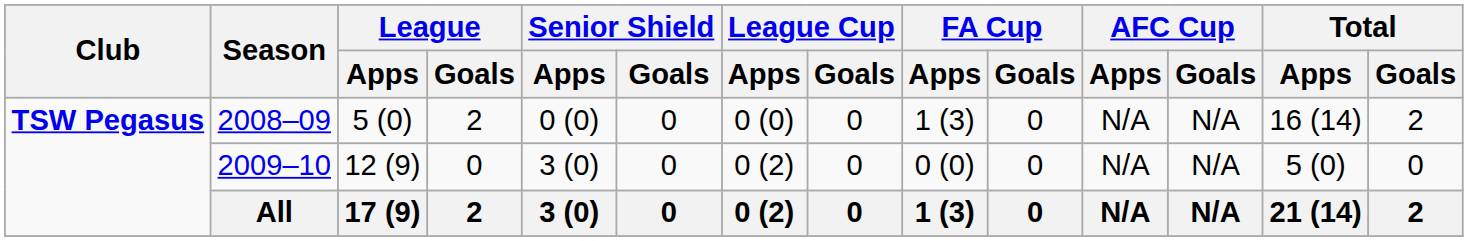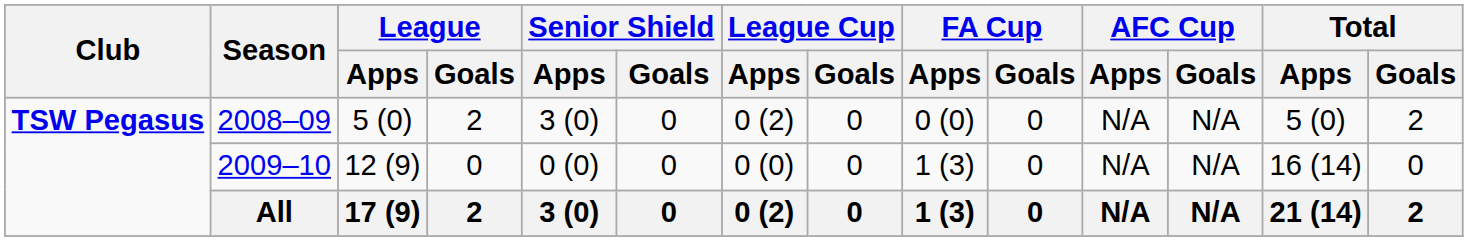(569, 119) 0 (0) -> (569, 119) 3 (0)
(764, 119) 0 (0) -> (764, 119) 0 (2)
(945, 119) 1 (3) -> (945, 119) 0 (0)
(1316, 119) 16 (14) -> (1316, 119) 5 (0)
(569, 166) 3 (0) -> (569, 166) 0 (0)
(764, 166) 0 (2) -> (764, 166) 0 (0)
(945, 166) 0 (0) -> (945, 166) 1 (3)
(1316, 166) 5 (0) -> (1316, 166) 16 (14)
